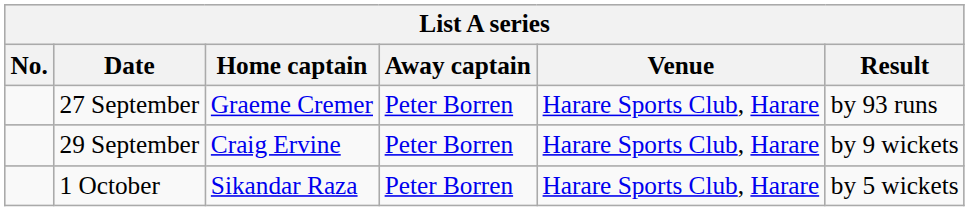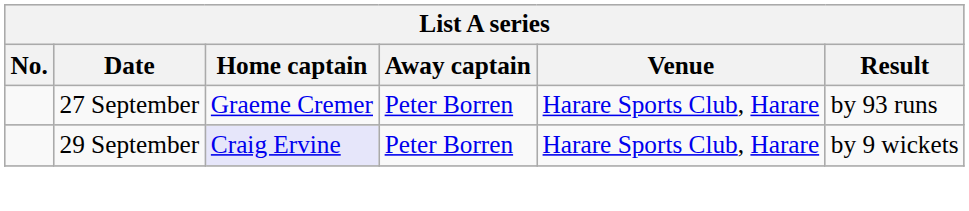(276, 144) no background -> (276, 144) lavender background
- row: (110, 184)
